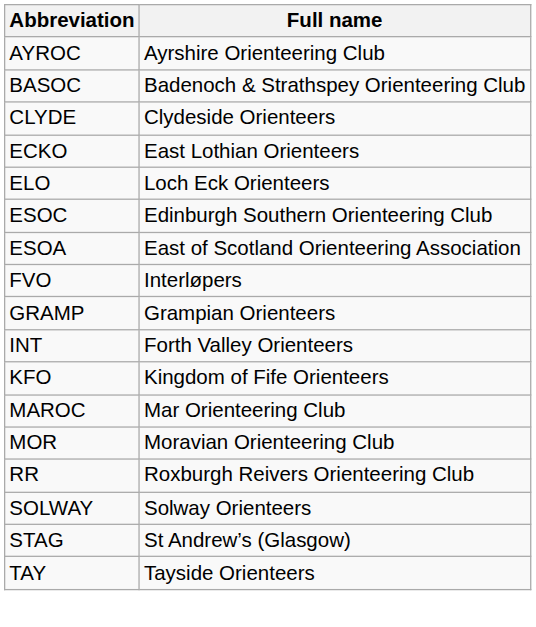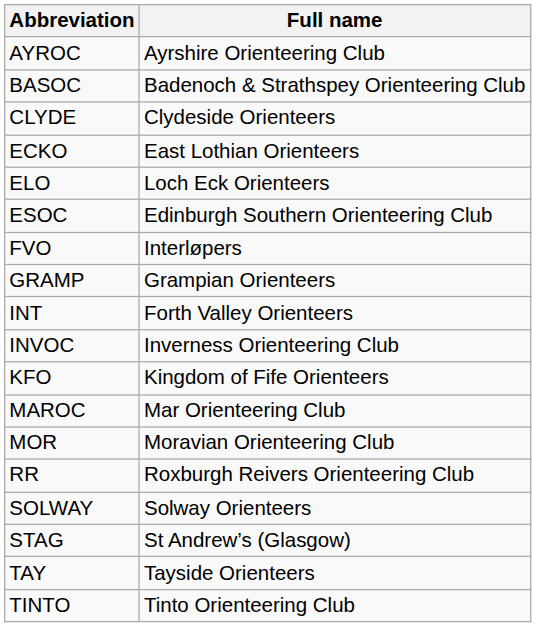- row: (38, 248)
+ row: (42, 345)
+ row: (40, 605)
